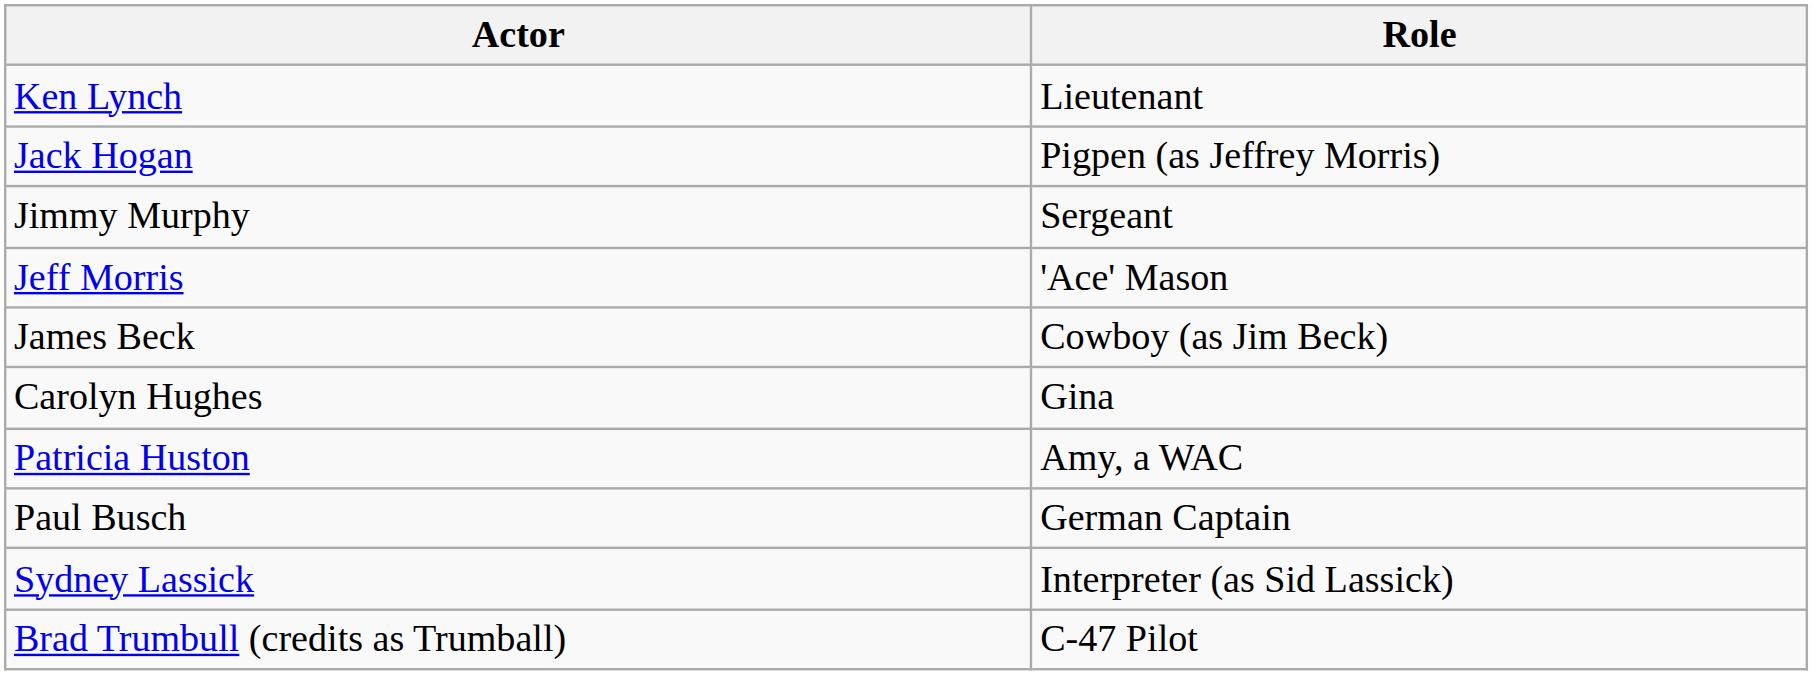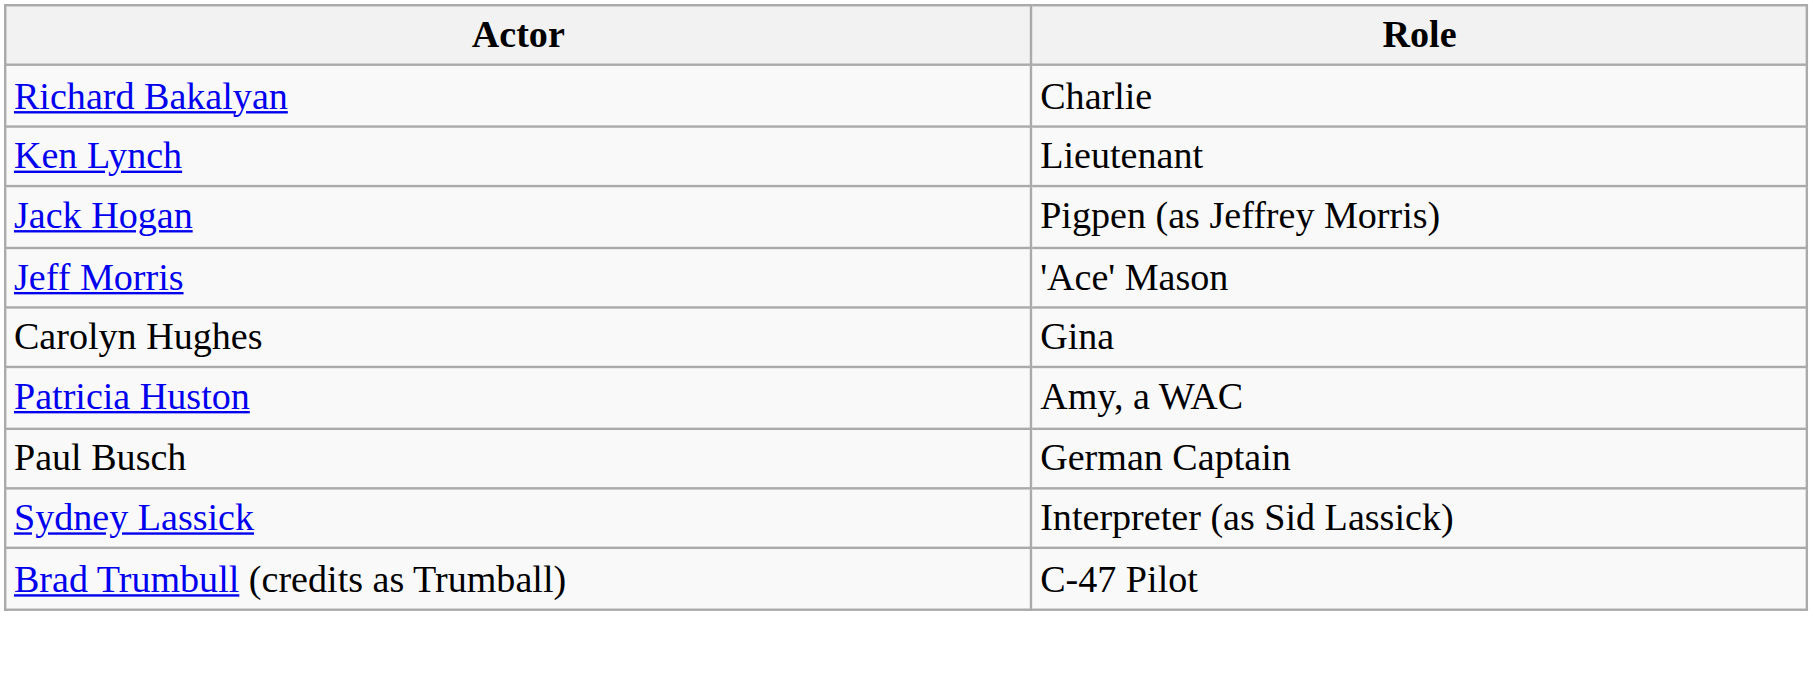+ row: (151, 95)
- row: (132, 215)
- row: (104, 336)
